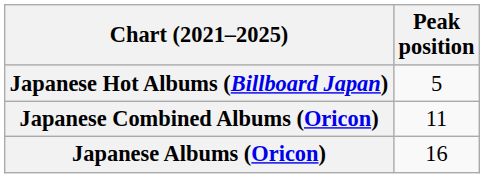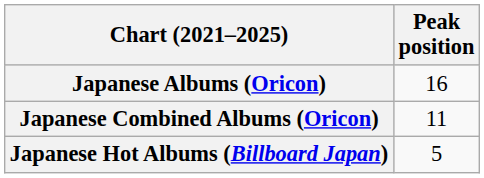rows swapped: (199, 154) <-> (199, 82)
